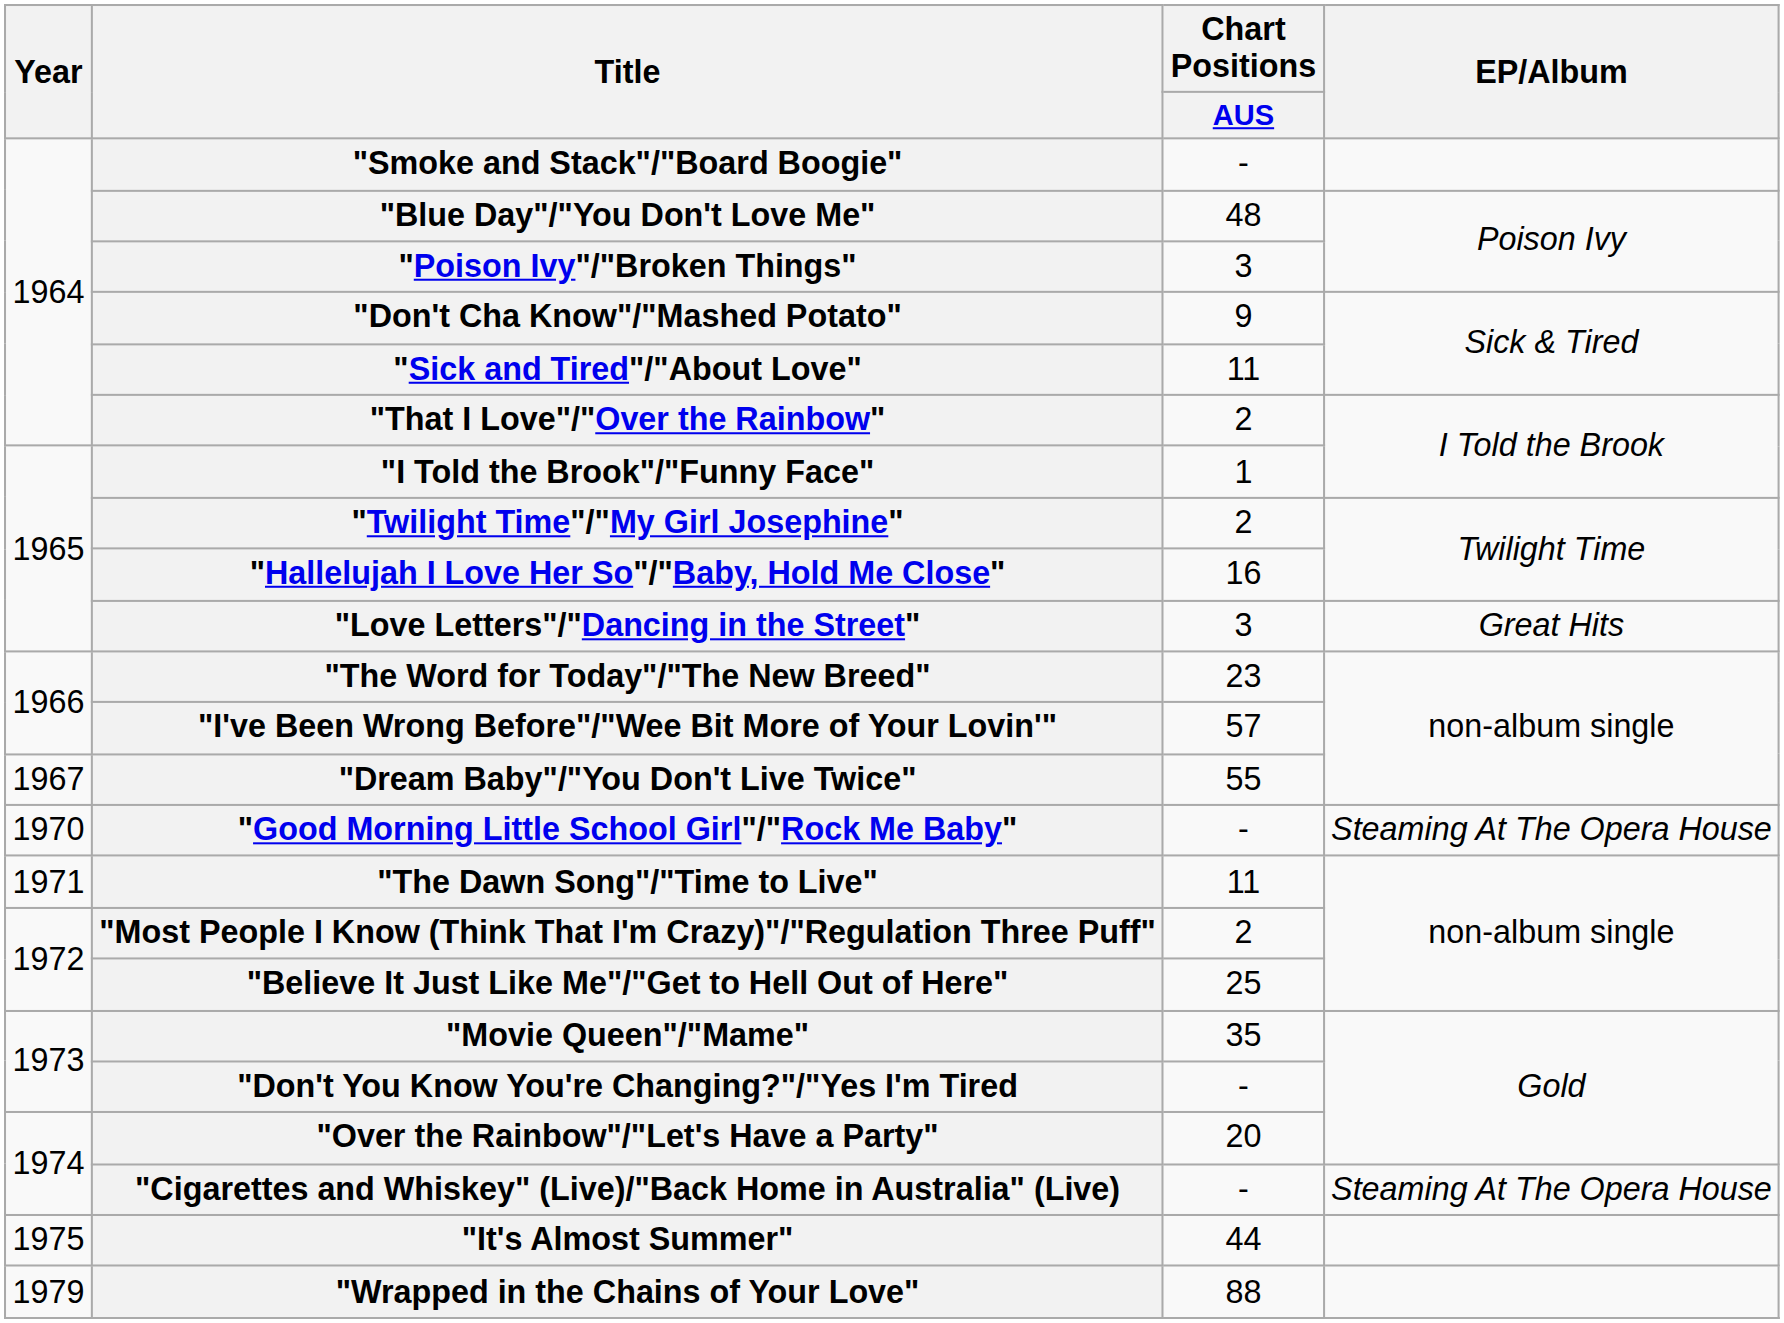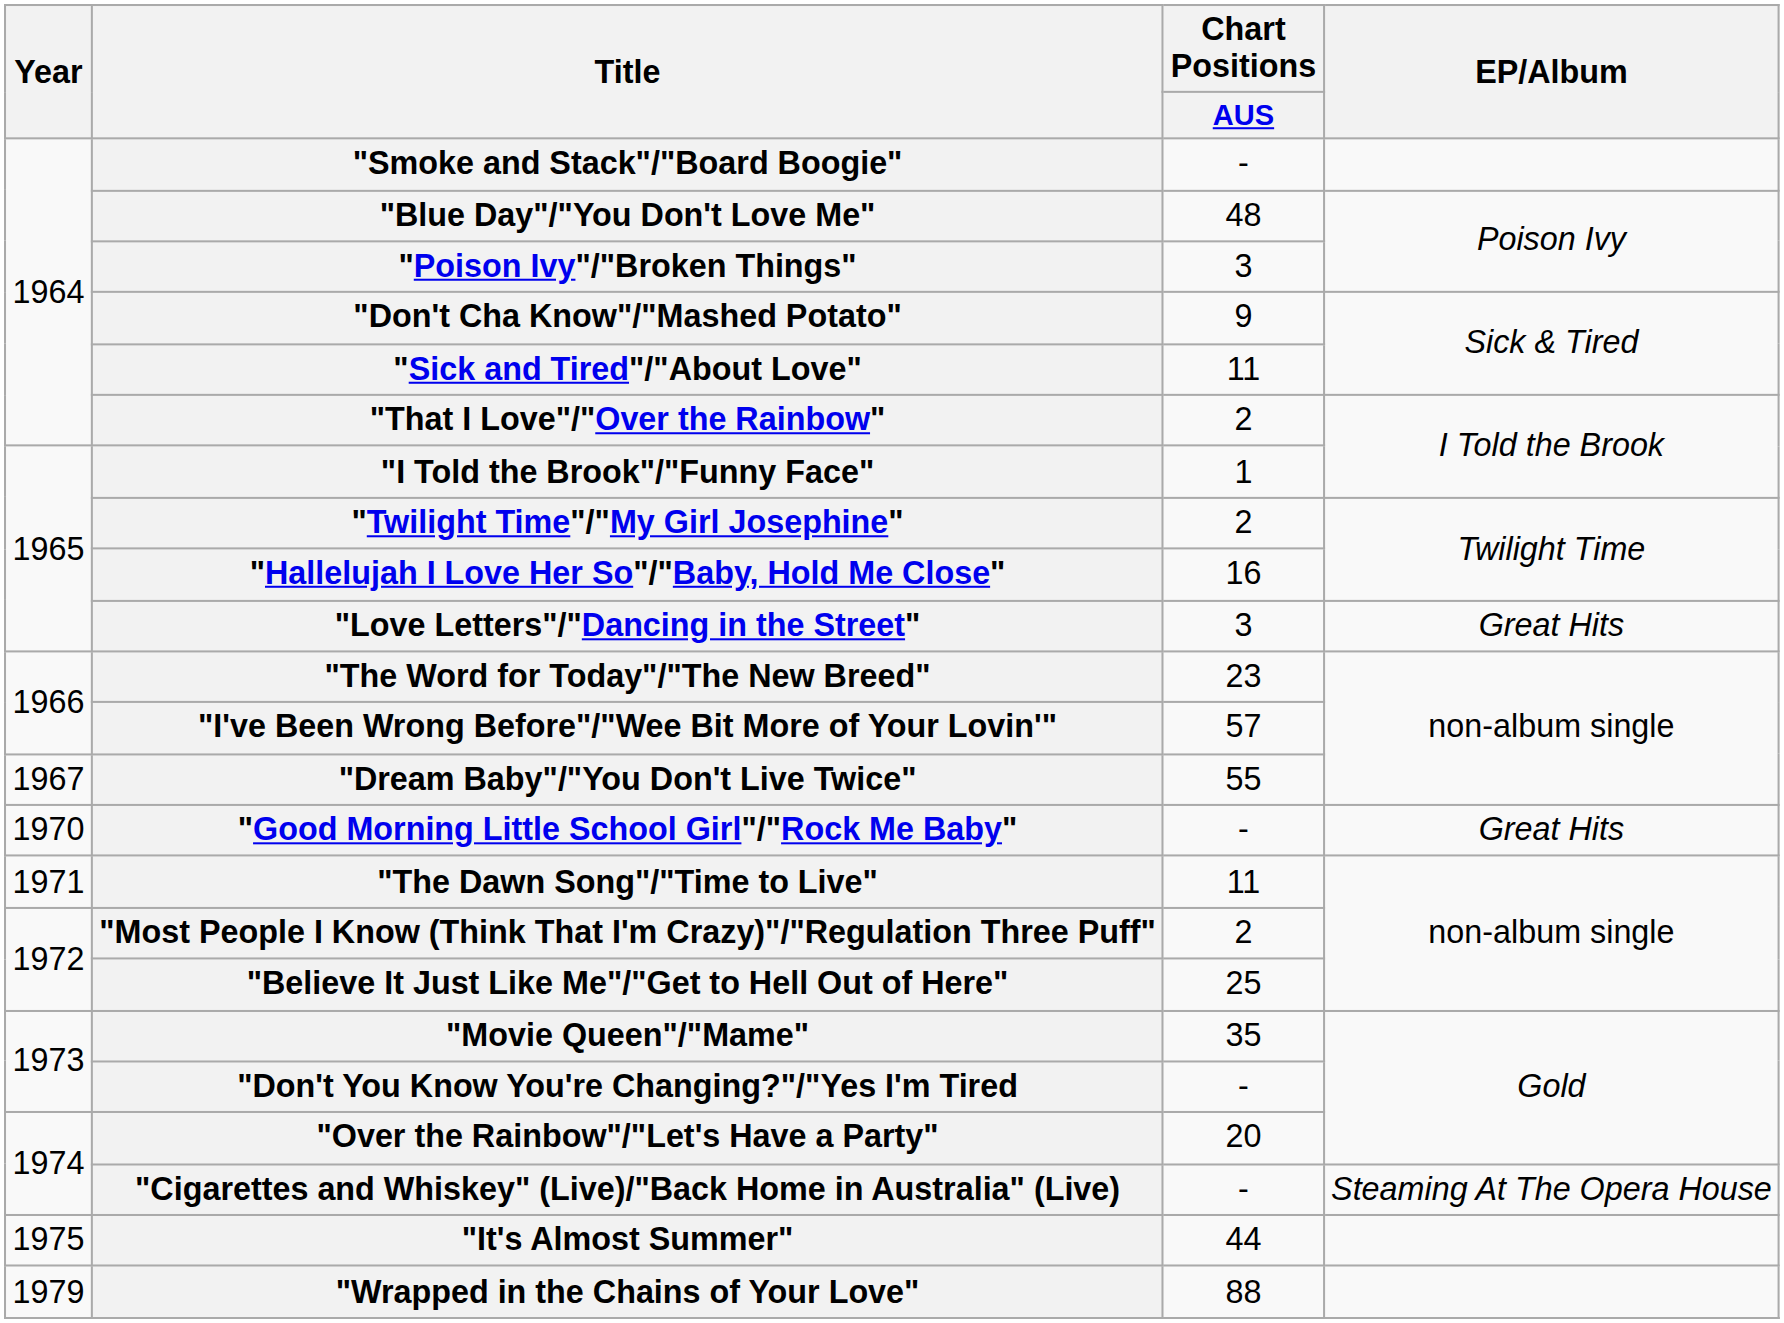(1551, 830) Steaming At The Opera House -> (1551, 830) Great Hits
